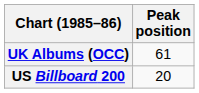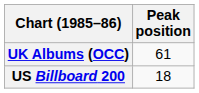(163, 76) 20 -> (163, 76) 18
